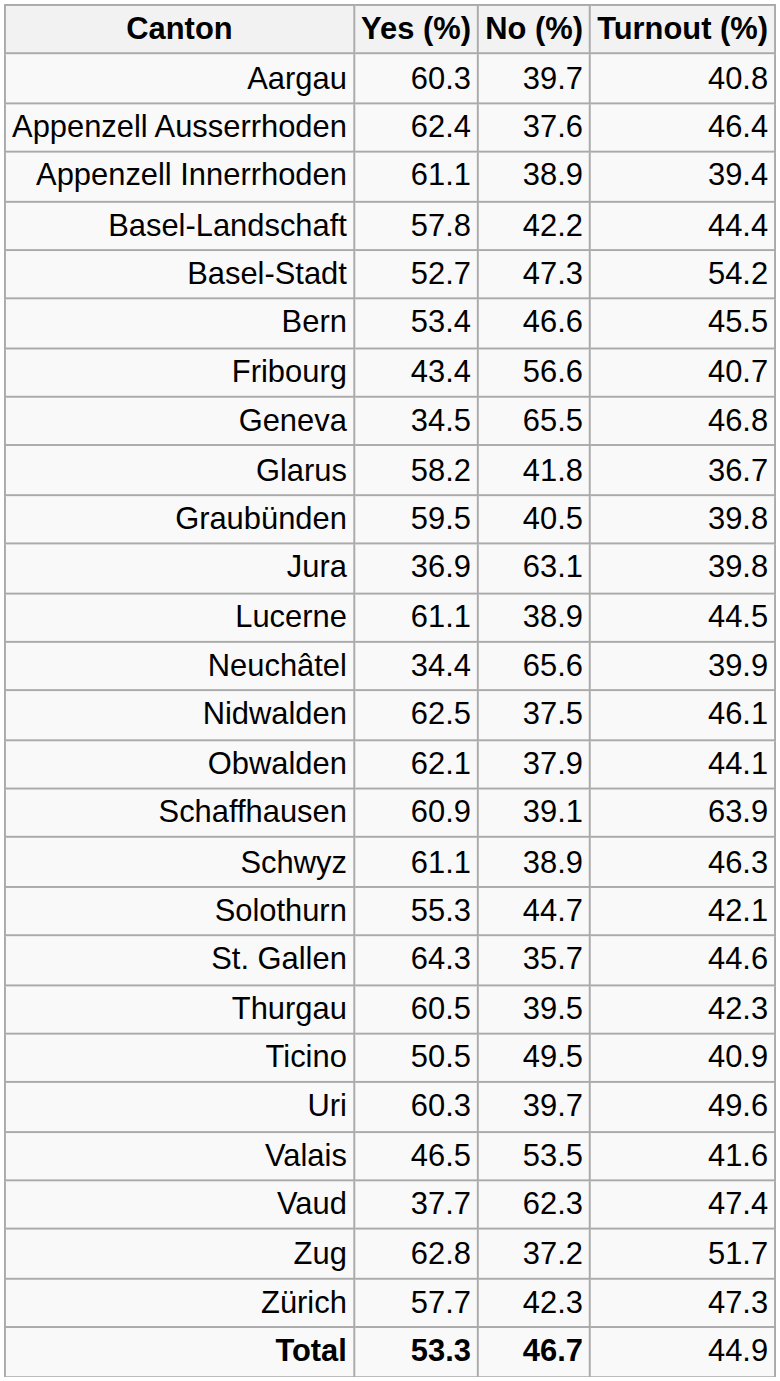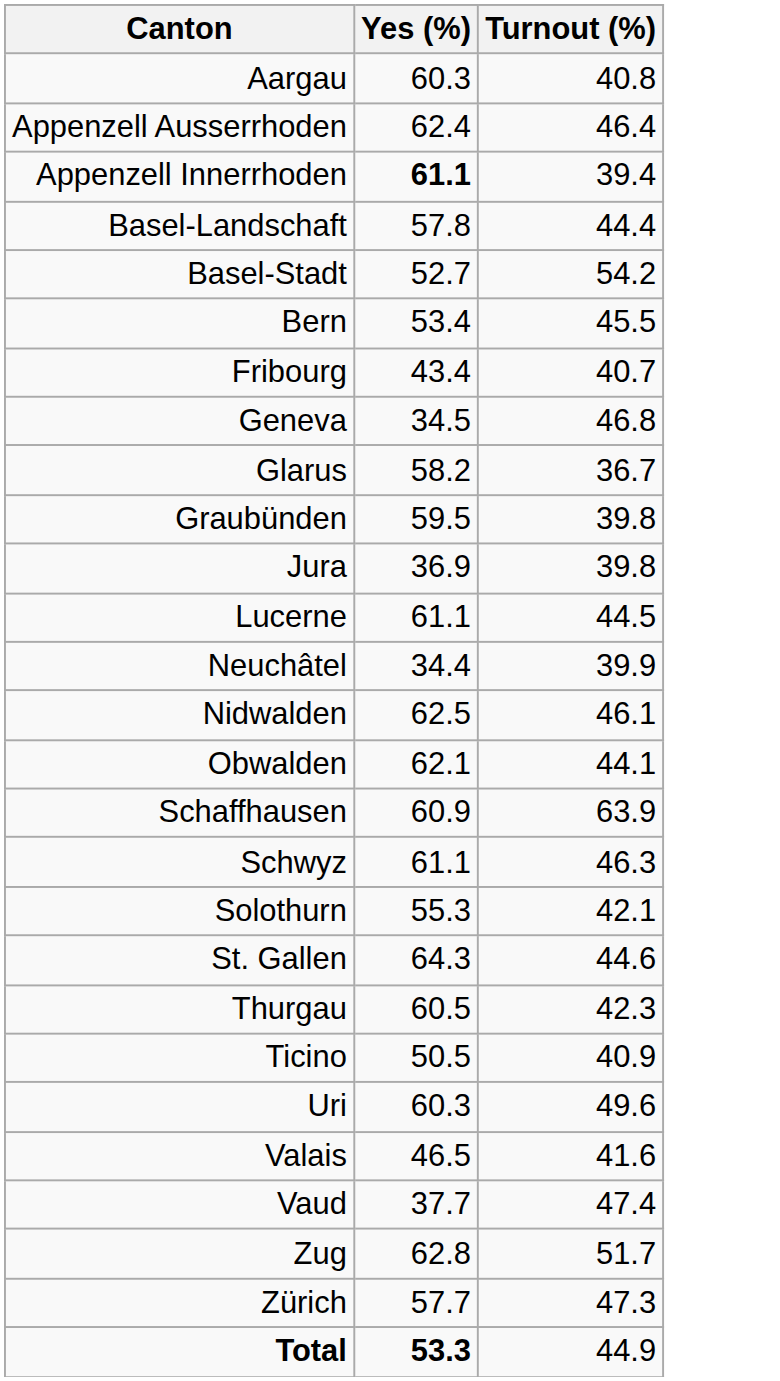- column: (534, 28)
(441, 175) normal -> (441, 175) bold
